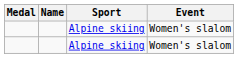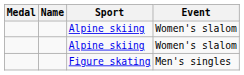+ row: (110, 61)
